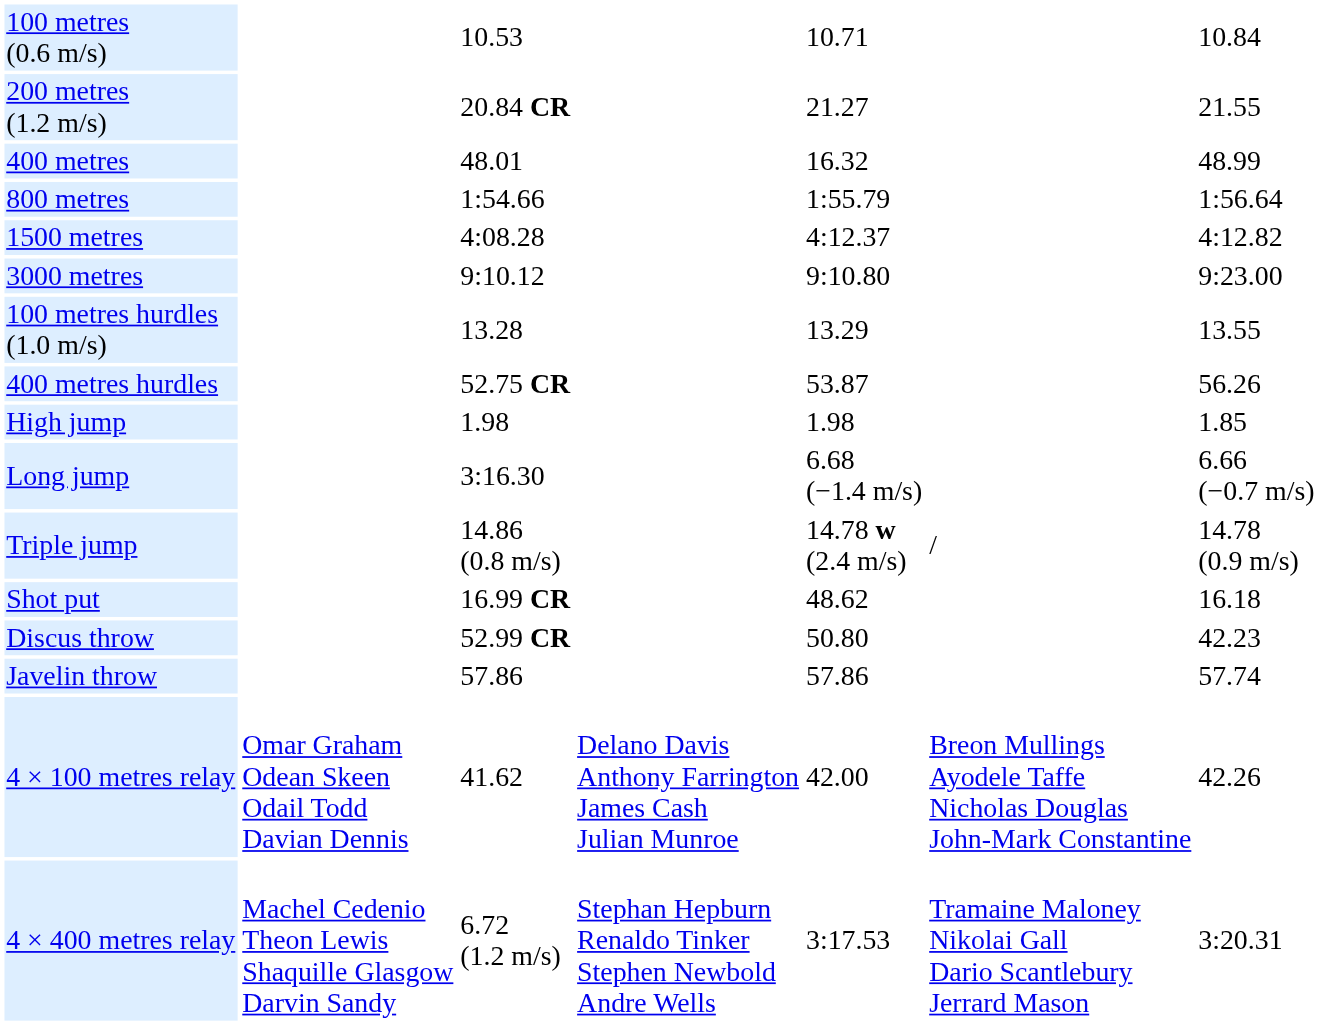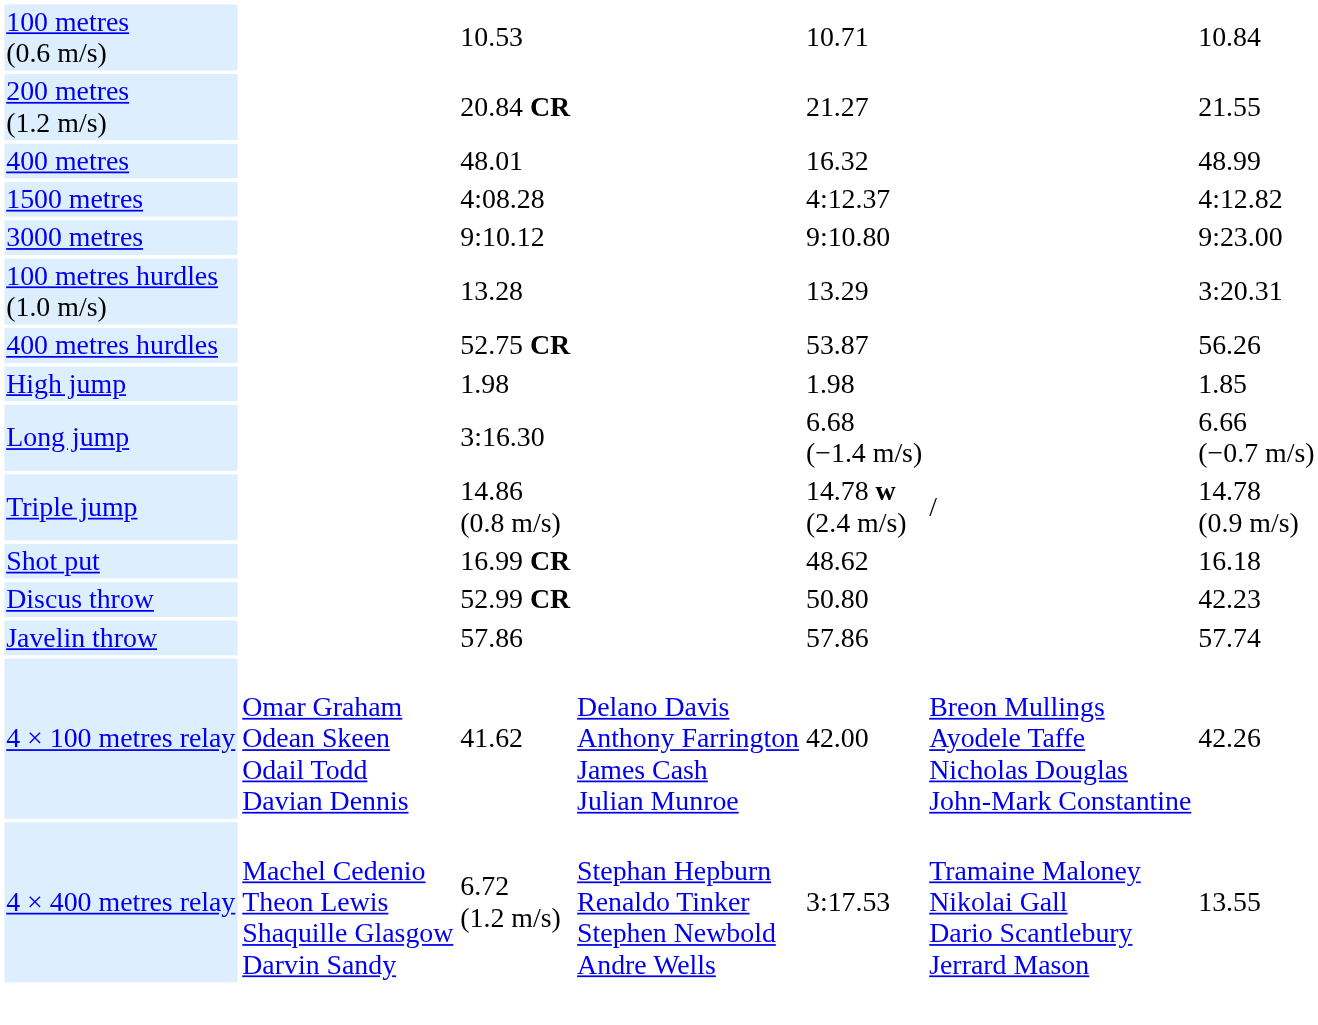- row: (68, 198)
(1230, 329) 13.55 -> (1240, 291) 3:20.31
(1240, 940) 3:20.31 -> (1230, 901) 13.55
